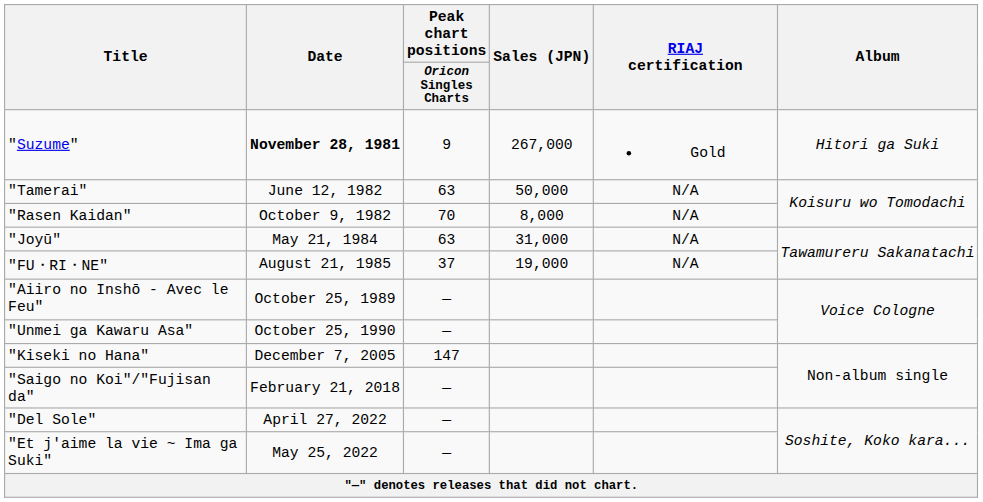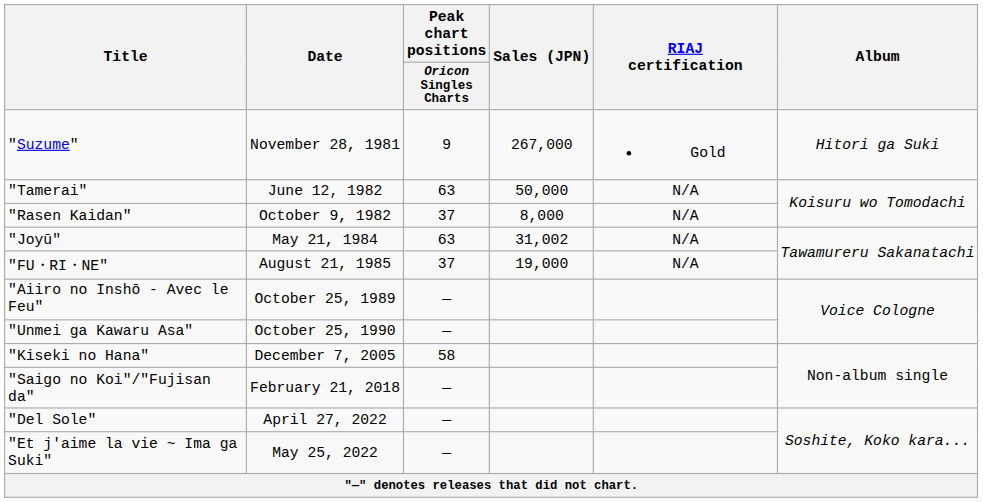(325, 144) bold -> (325, 144) normal
(447, 215) 70 -> (447, 215) 37
(542, 239) 31,000 -> (542, 239) 31,002
(447, 355) 147 -> (447, 355) 58
